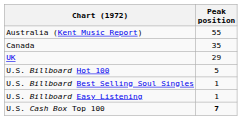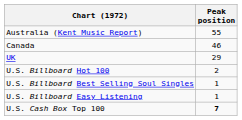(217, 45) 35 -> (217, 45) 46
(217, 71) 5 -> (217, 71) 2
